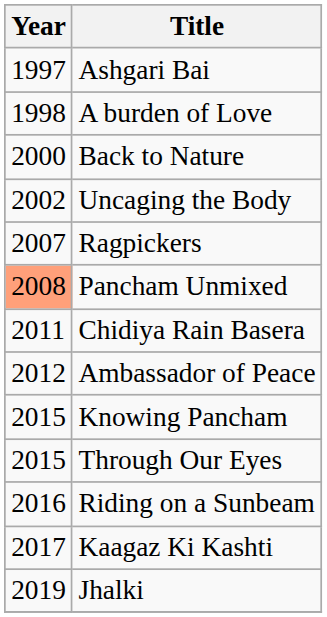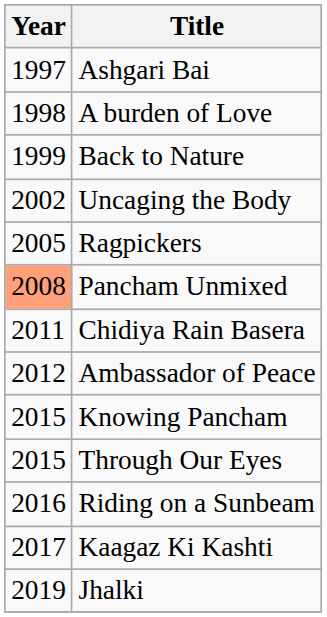(39, 156) 2000 -> (39, 156) 1999
(39, 243) 2007 -> (39, 243) 2005
